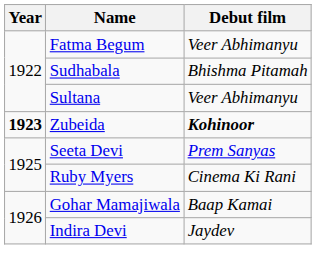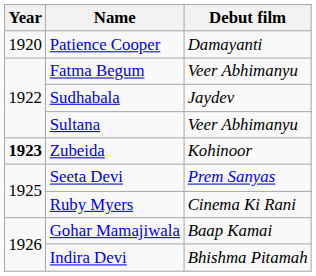+ row: (105, 44)
(248, 71) Bhishma Pitamah -> (211, 97) Jaydev
(221, 124) bold -> (220, 151) normal
(211, 230) Jaydev -> (248, 257) Bhishma Pitamah
